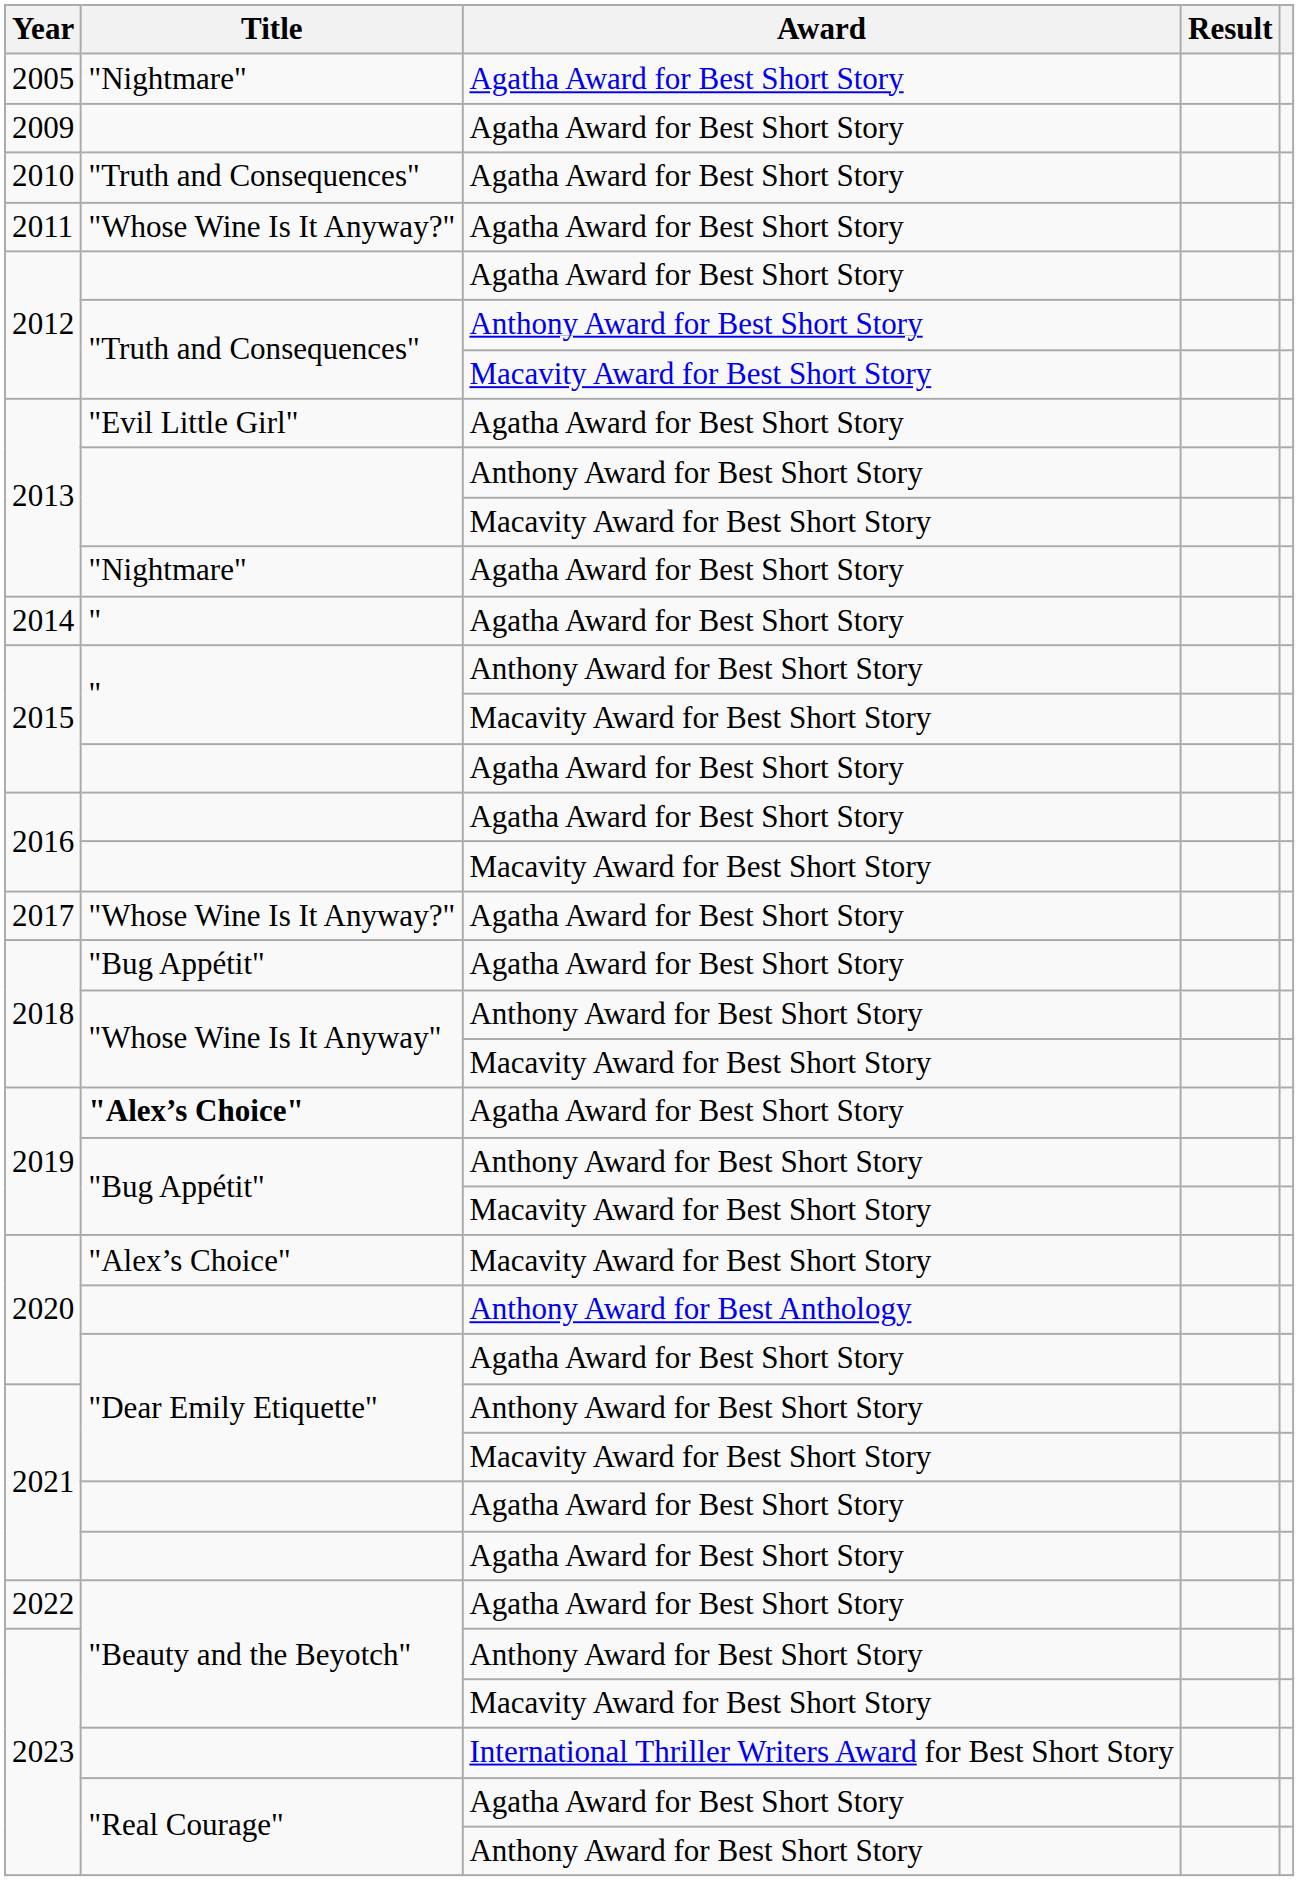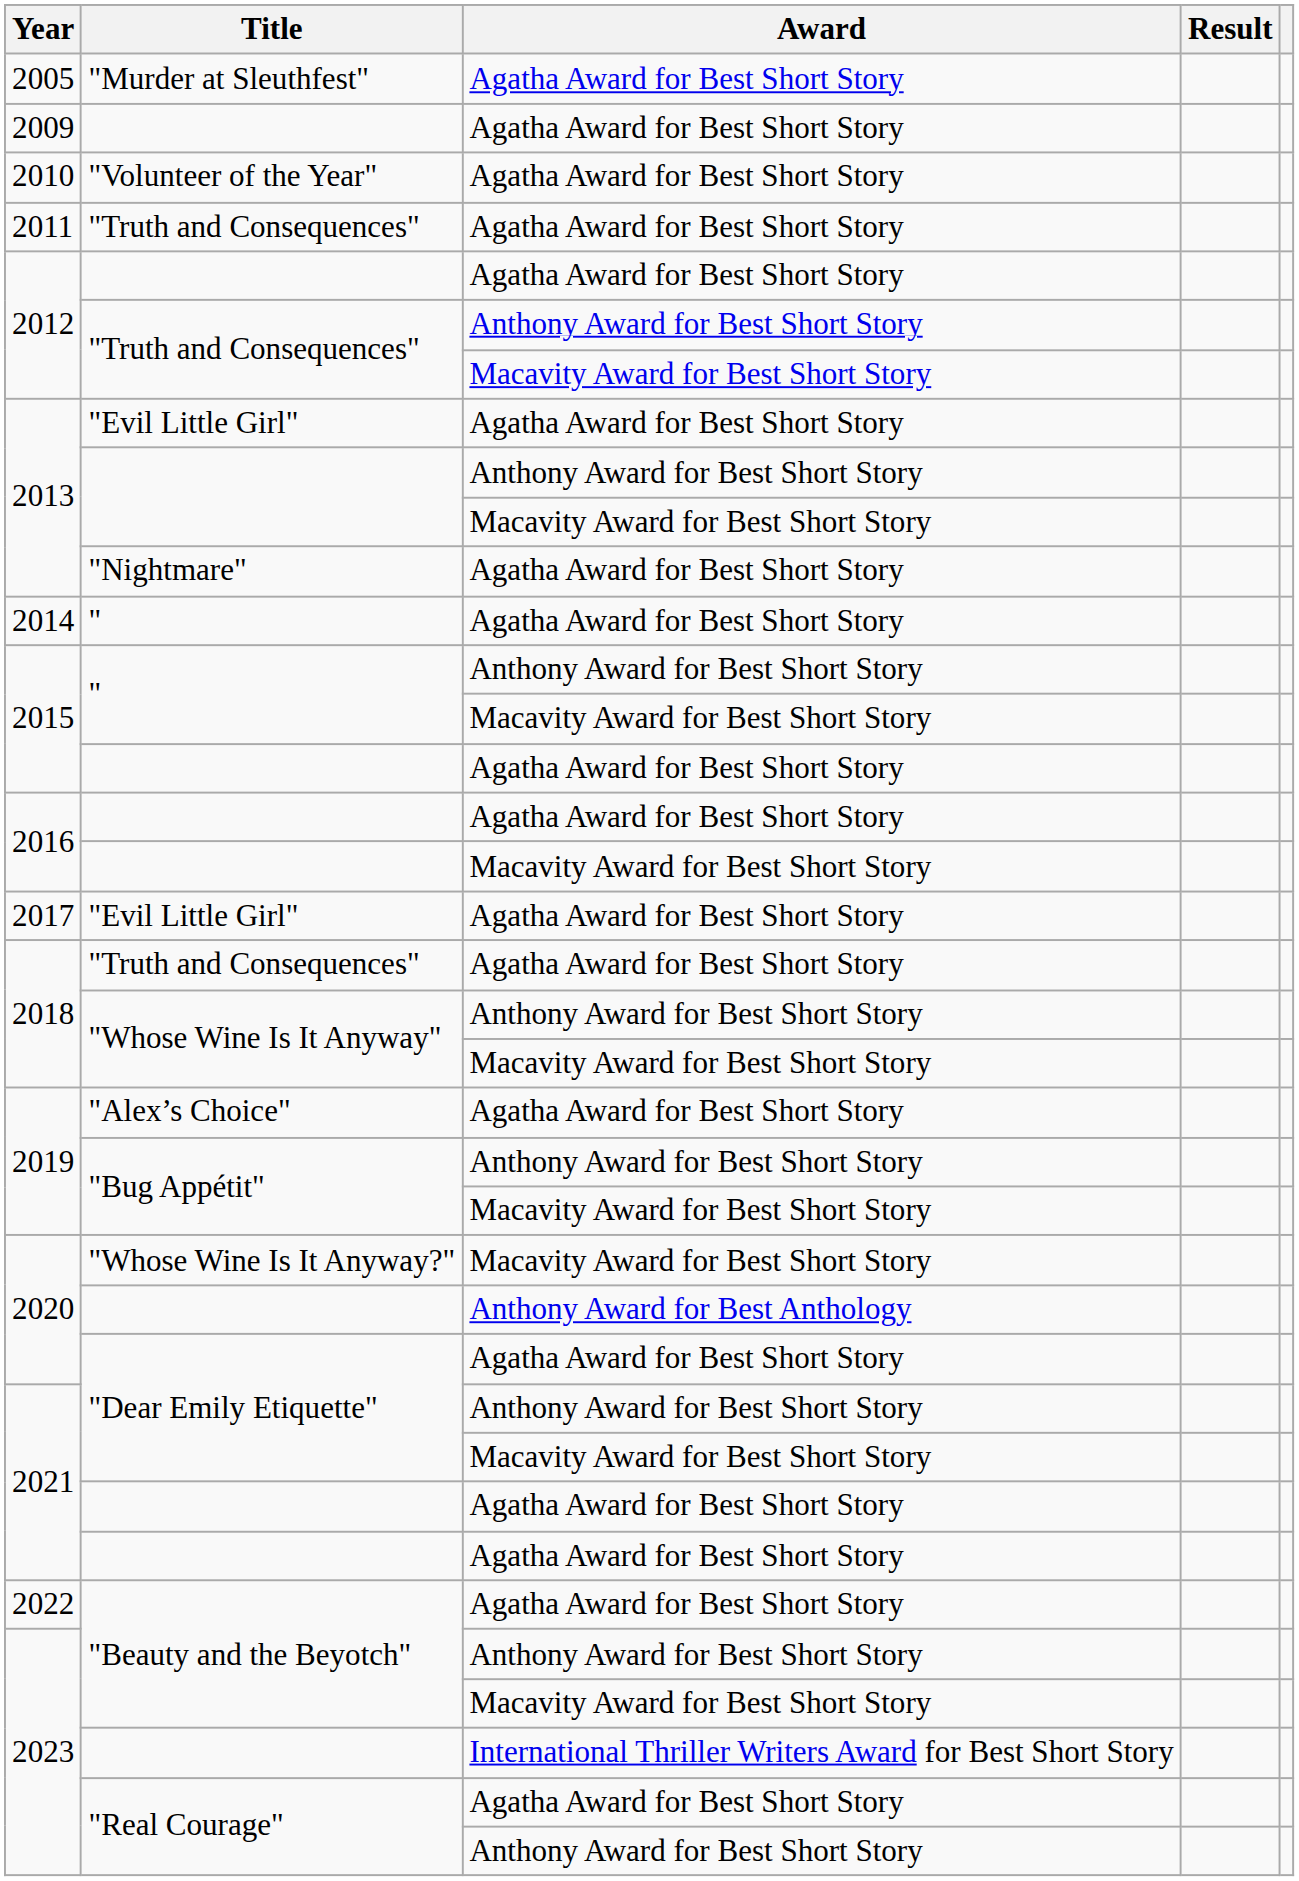(168, 78) "Nightmare" -> (229, 78) "Murder at Sleuthfest"
(254, 176) "Truth and Consequences" -> (233, 176) "Volunteer of the Year"
(272, 226) "Whose Wine Is It Anyway?" -> (254, 226) "Truth and Consequences"
(272, 915) "Whose Wine Is It Anyway?" -> (193, 915) "Evil Little Girl"
(177, 964) "Bug Appétit" -> (254, 964) "Truth and Consequences"
(196, 1112) bold -> (190, 1112) normal
(190, 1259) "Alex’s Choice" -> (272, 1259) "Whose Wine Is It Anyway?"
